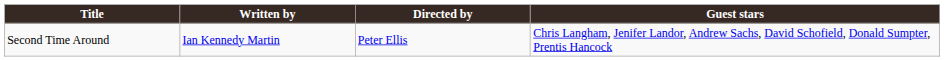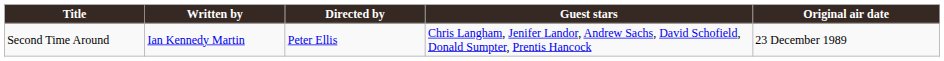+ column: (846, 14)
